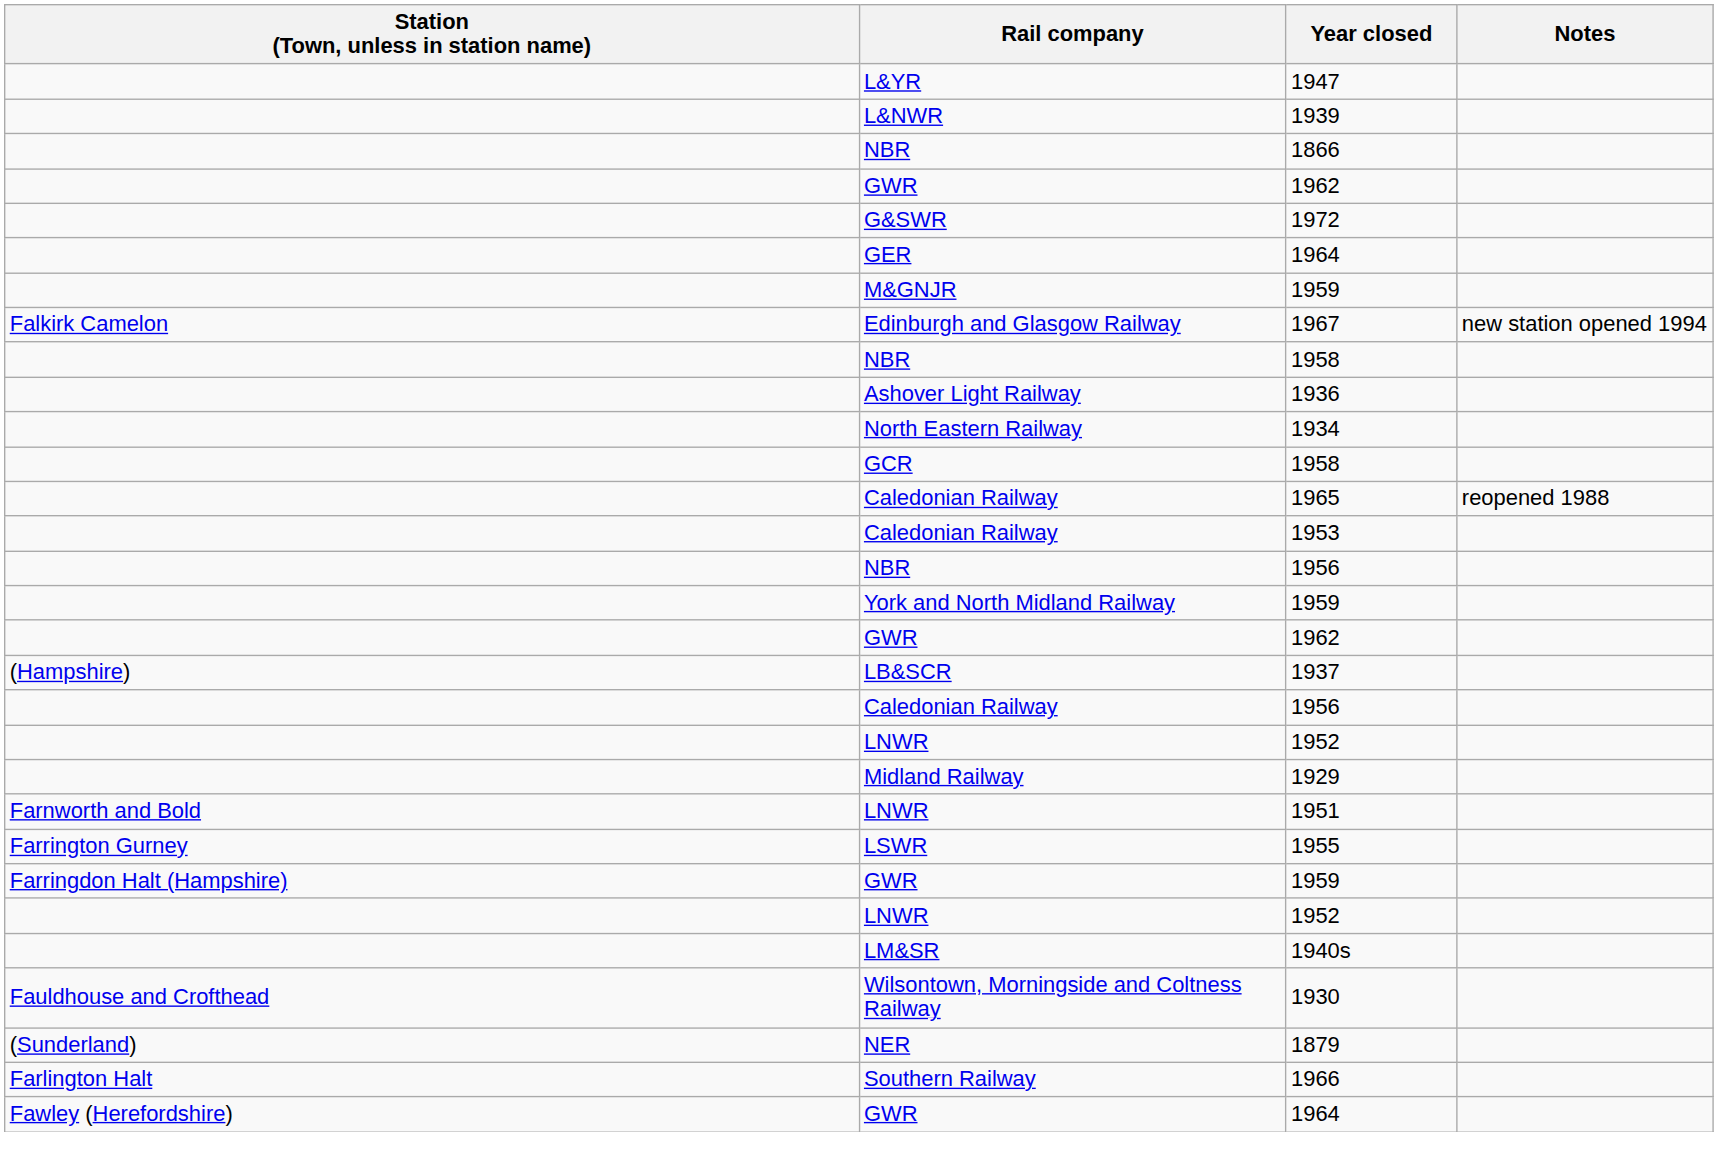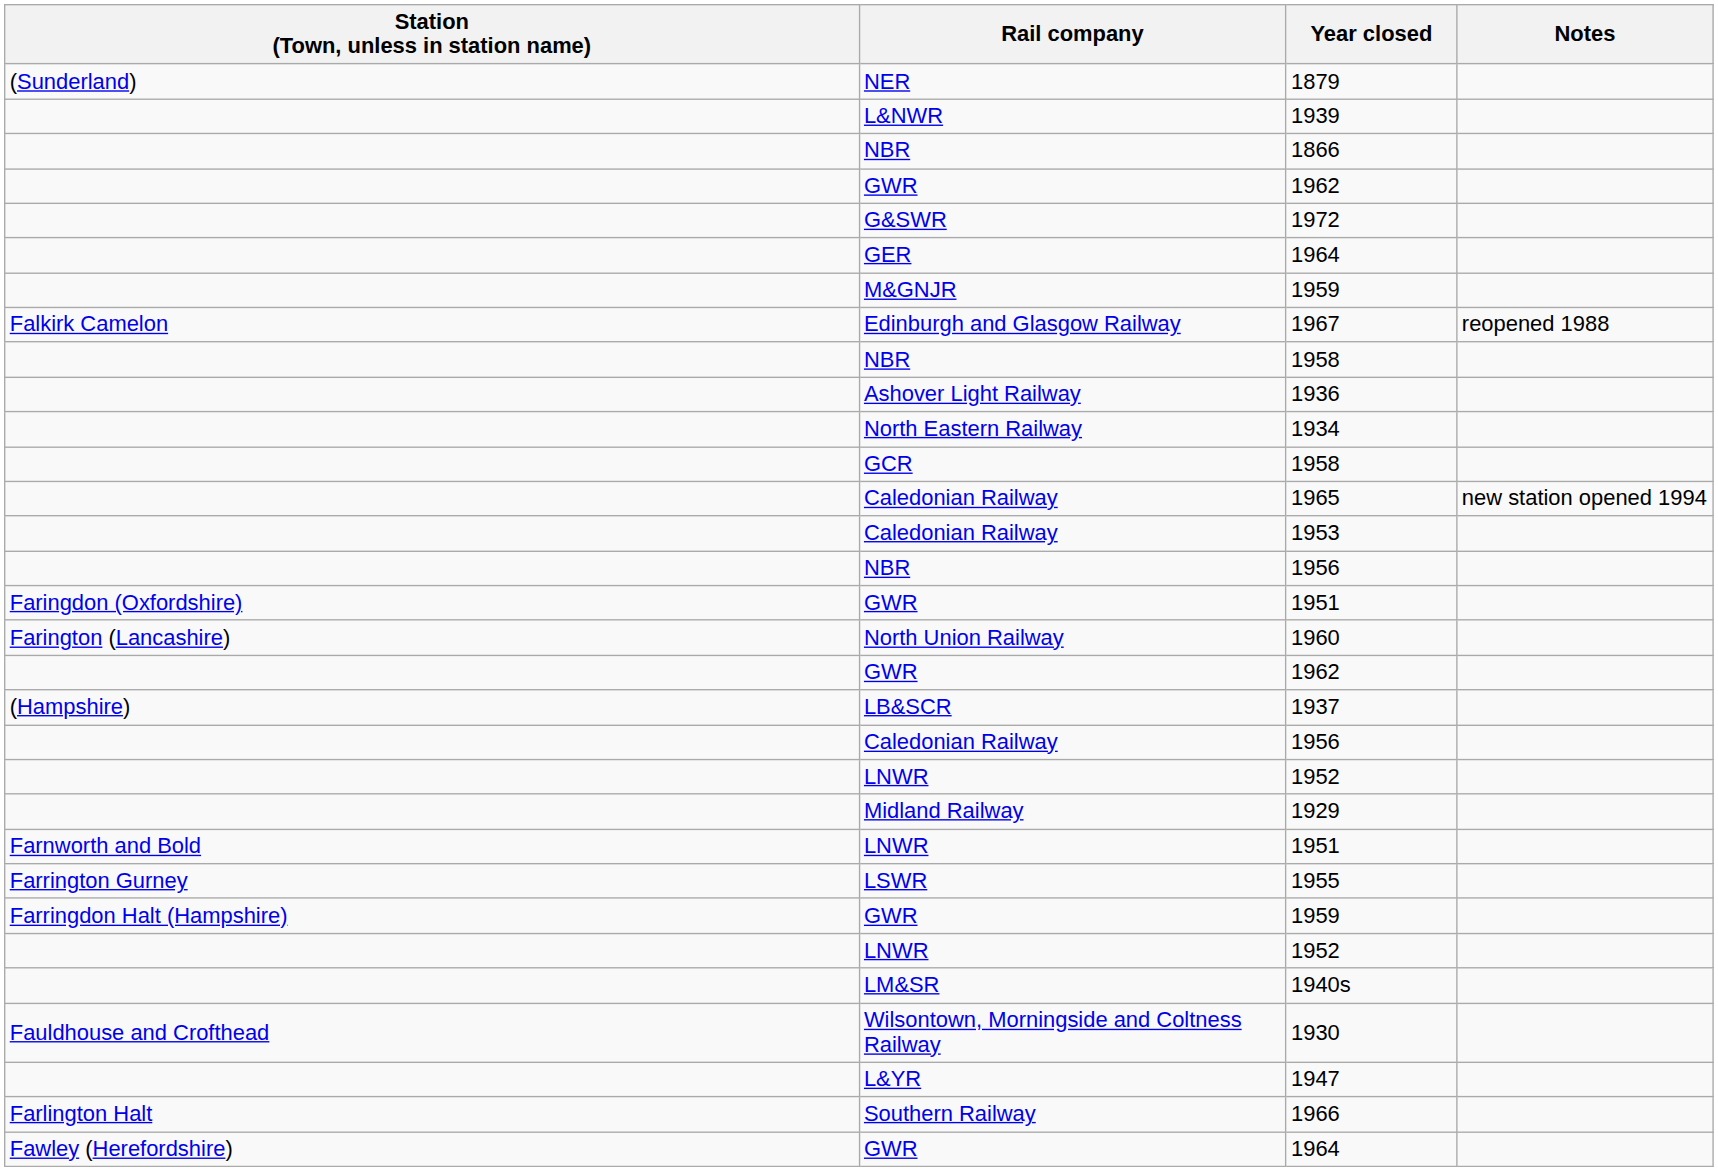rows swapped: (893, 81) <-> (887, 1044)
(1584, 324) new station opened 1994 -> (1536, 324) reopened 1988
(1536, 498) reopened 1988 -> (1584, 498) new station opened 1994
- row: (1019, 602)
+ row: (891, 602)
+ row: (964, 637)
